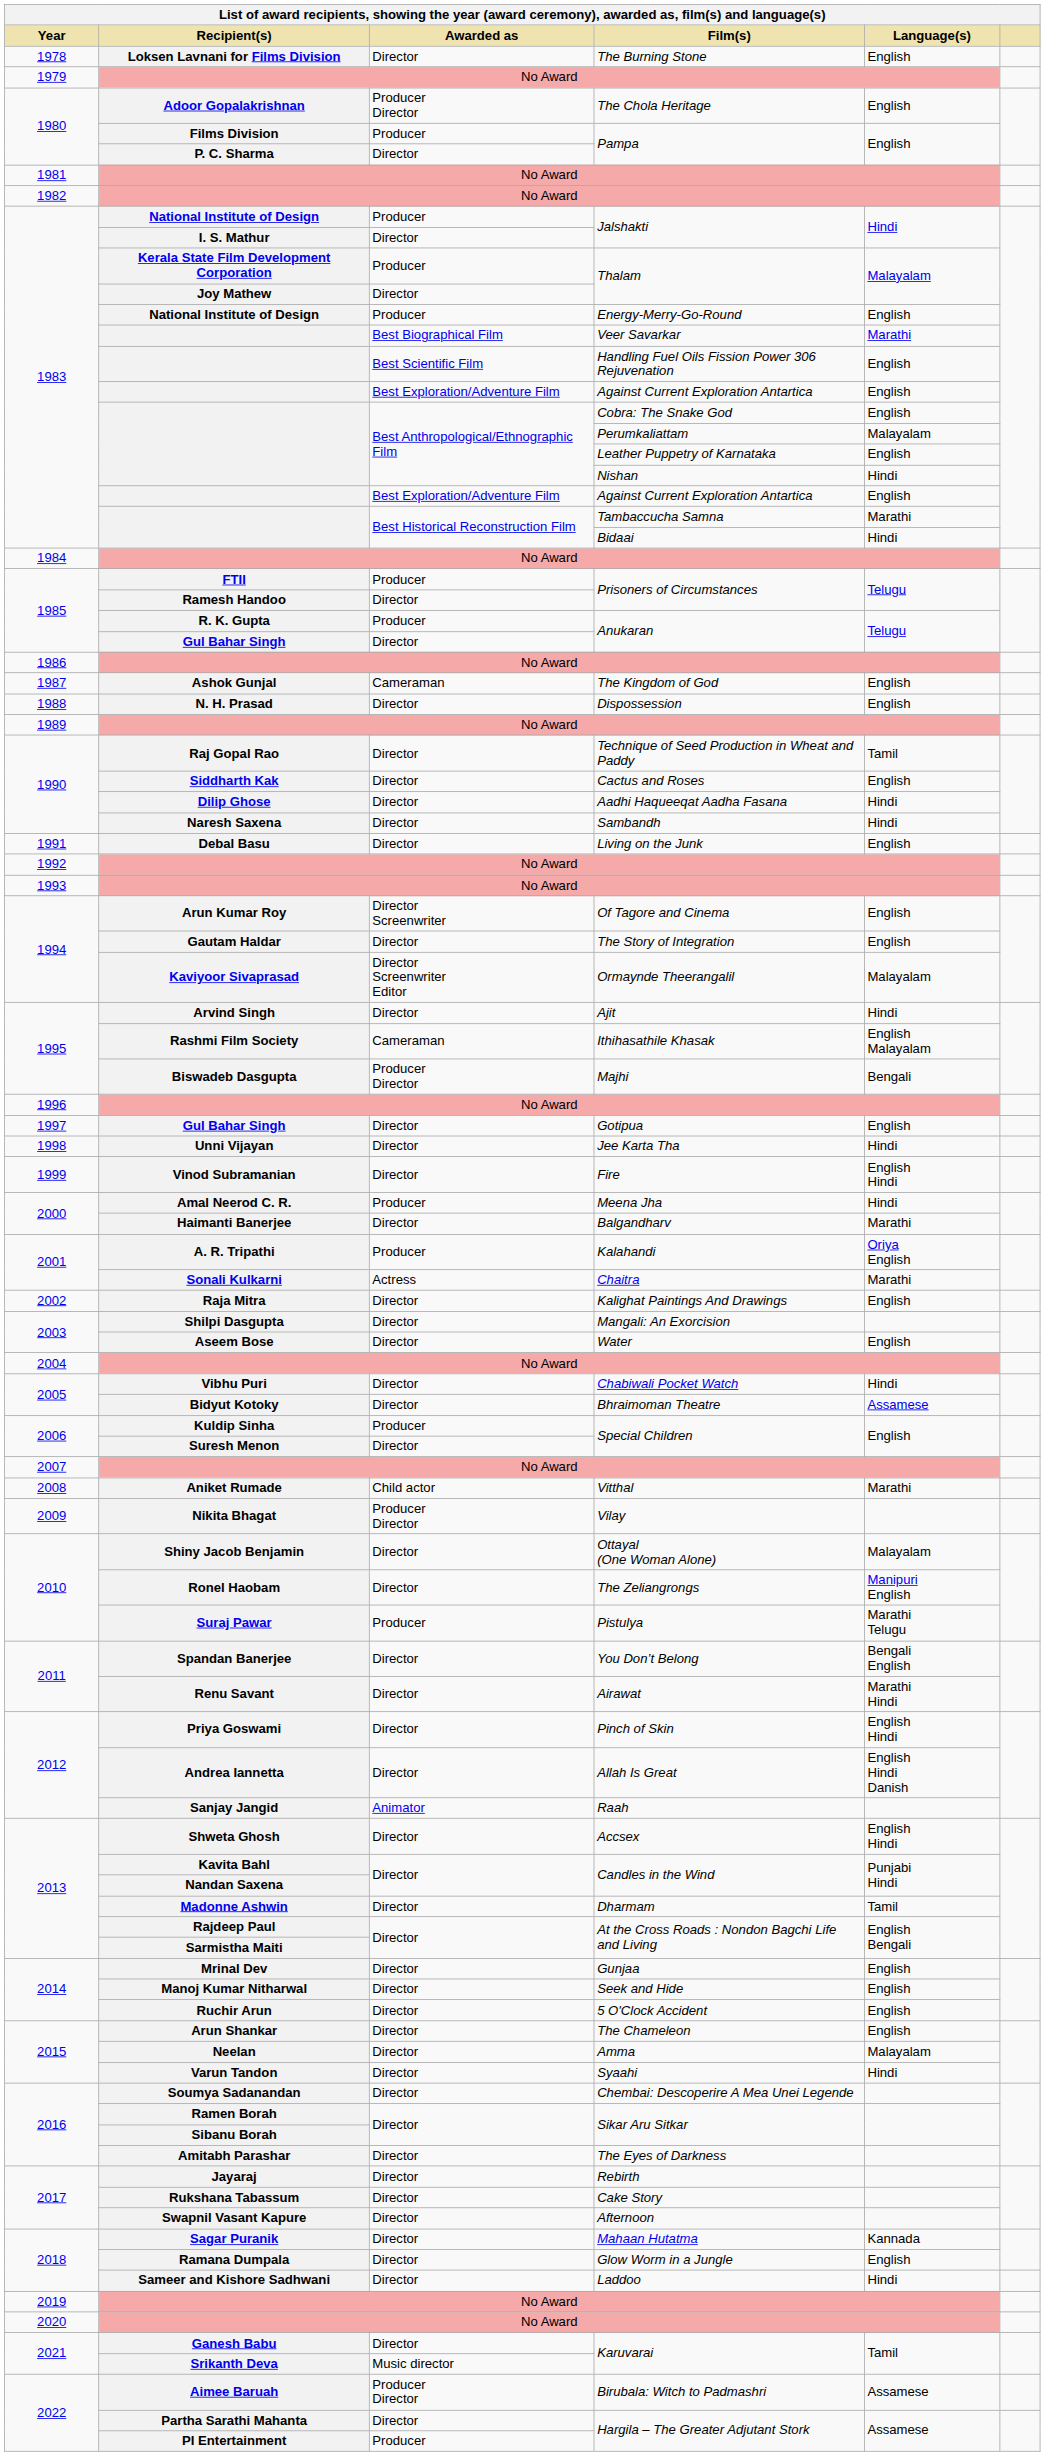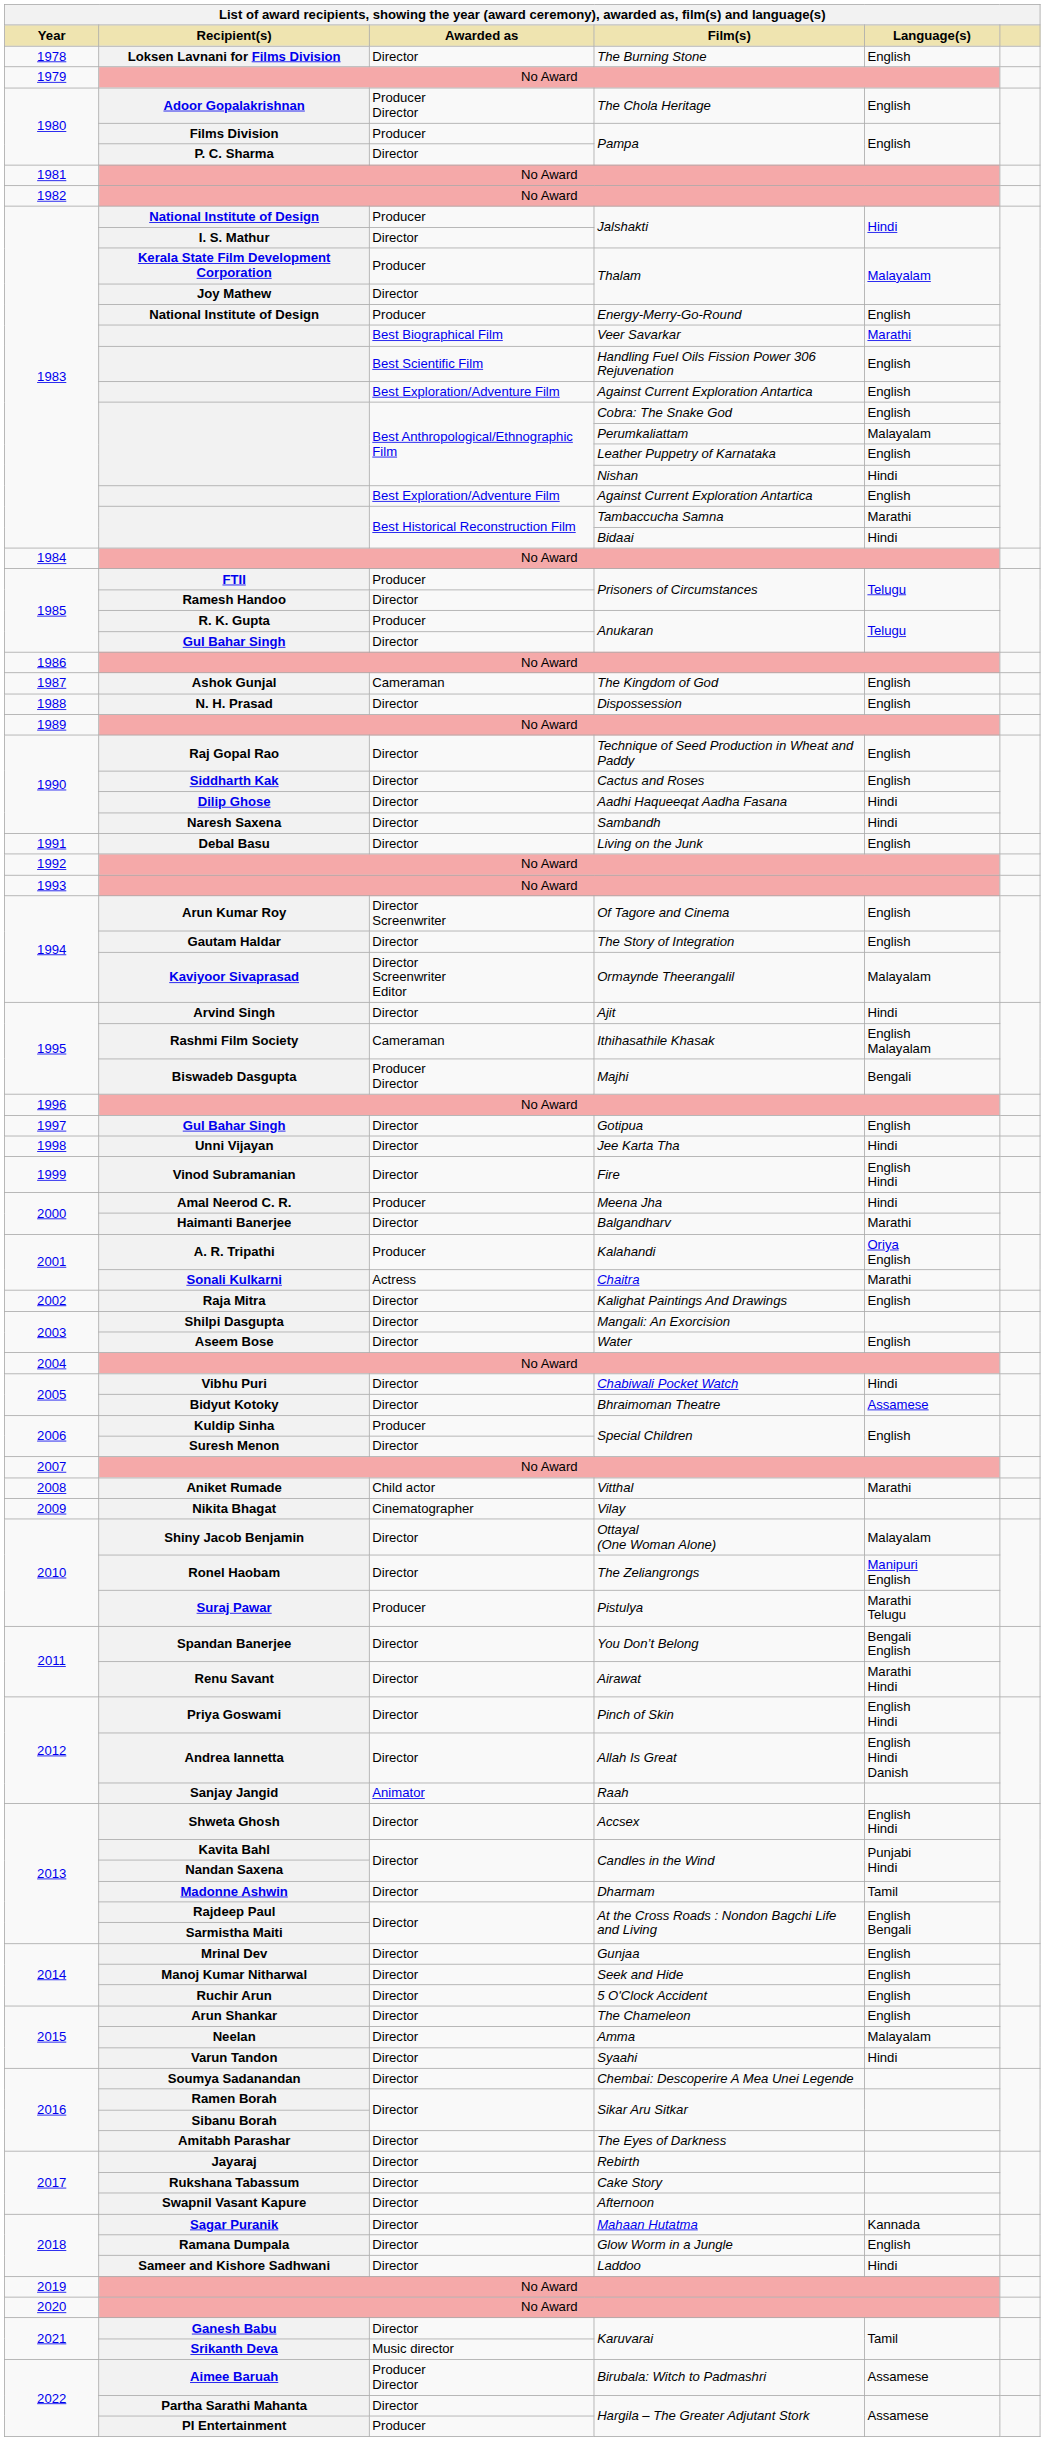(883, 753) Tamil -> (889, 753) English
(399, 1516) Producer Director -> (423, 1508) Cinematographer
